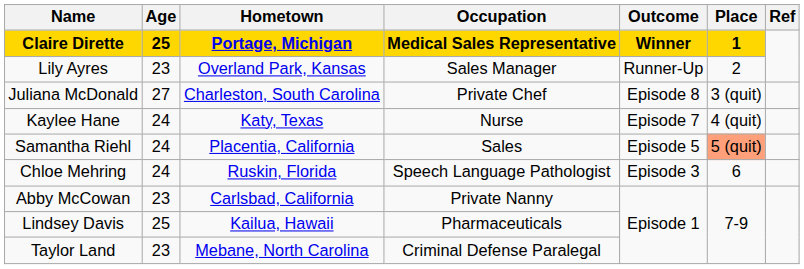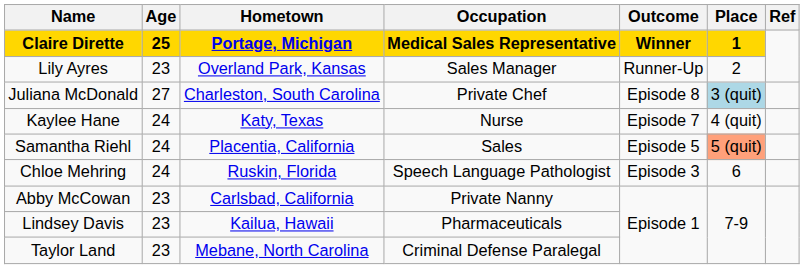(736, 95) no background -> (736, 95) lightblue background
(161, 224) 25 -> (161, 224) 23
